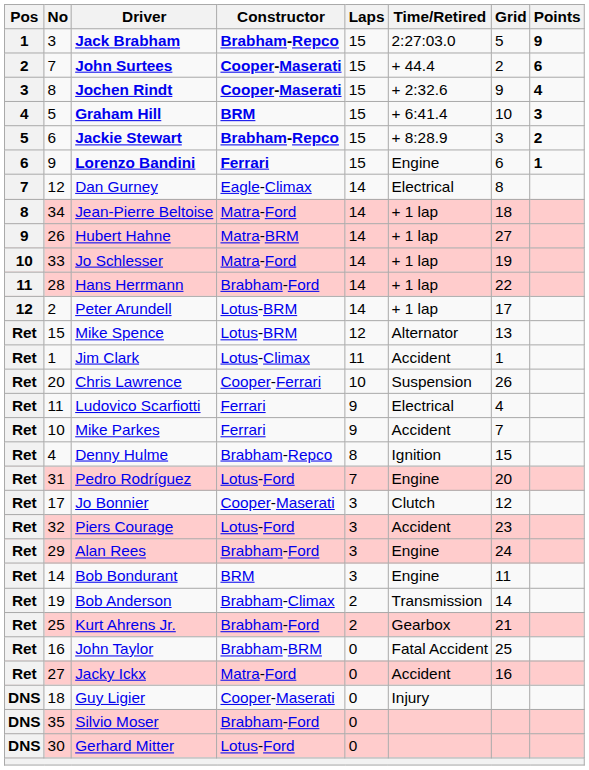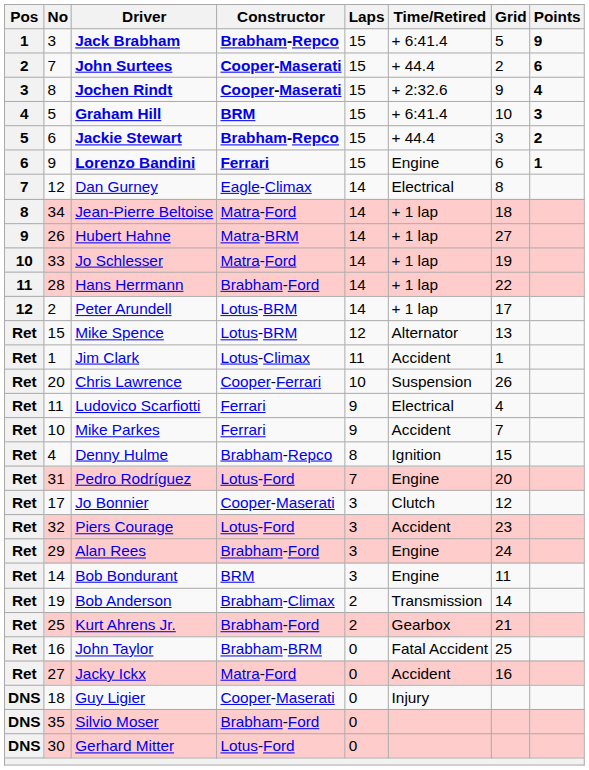(424, 41) 2:27:03.0 -> (420, 41) + 6:41.4
(420, 138) + 8:28.9 -> (413, 138) + 44.4
